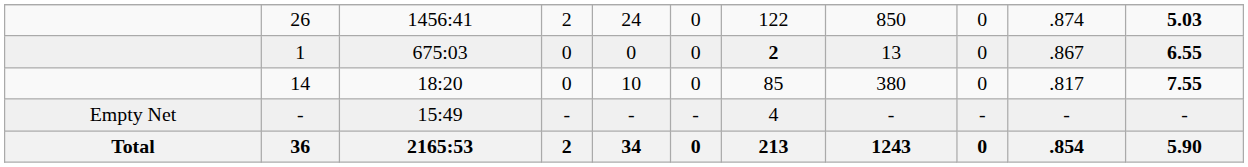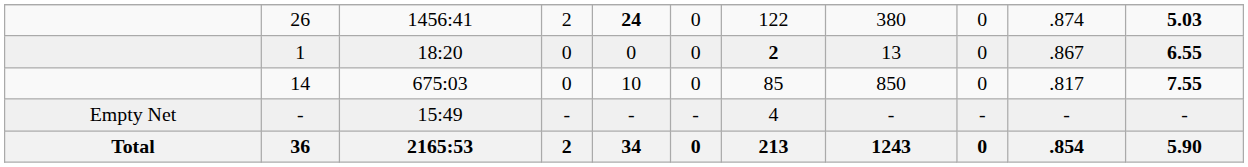(631, 20) normal -> (631, 20) bold
(891, 20) 850 -> (891, 20) 380
(440, 51) 675:03 -> (440, 51) 18:20
(440, 83) 18:20 -> (440, 83) 675:03
(891, 83) 380 -> (891, 83) 850
